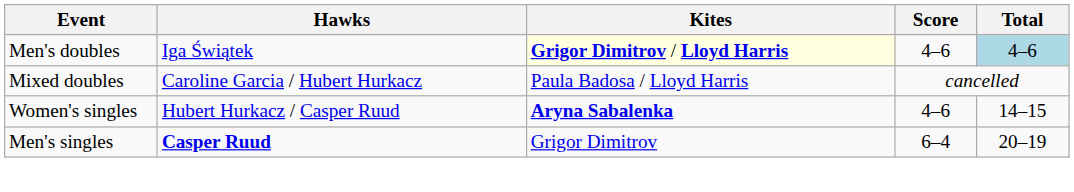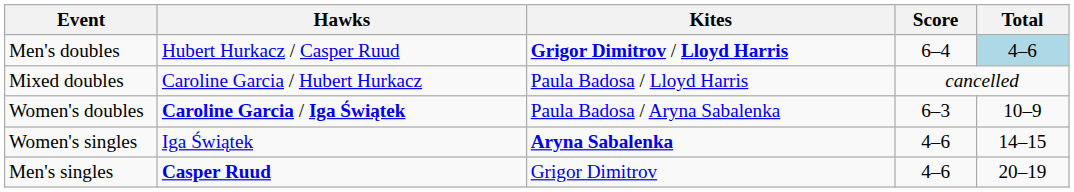(207, 50) Iga Świątek -> (281, 50) Hubert Hurkacz / Casper Ruud
(659, 50) lightyellow background -> (659, 50) no background
(936, 50) 4–6 -> (936, 50) 6–4
+ row: (76, 111)
(281, 111) Hubert Hurkacz / Casper Ruud -> (207, 141) Iga Świątek
(936, 141) 6–4 -> (936, 171) 4–6
